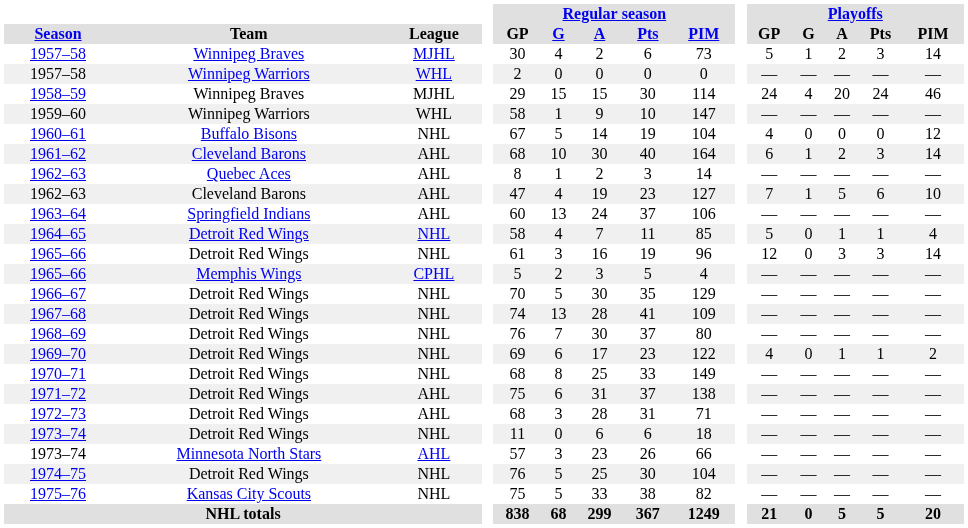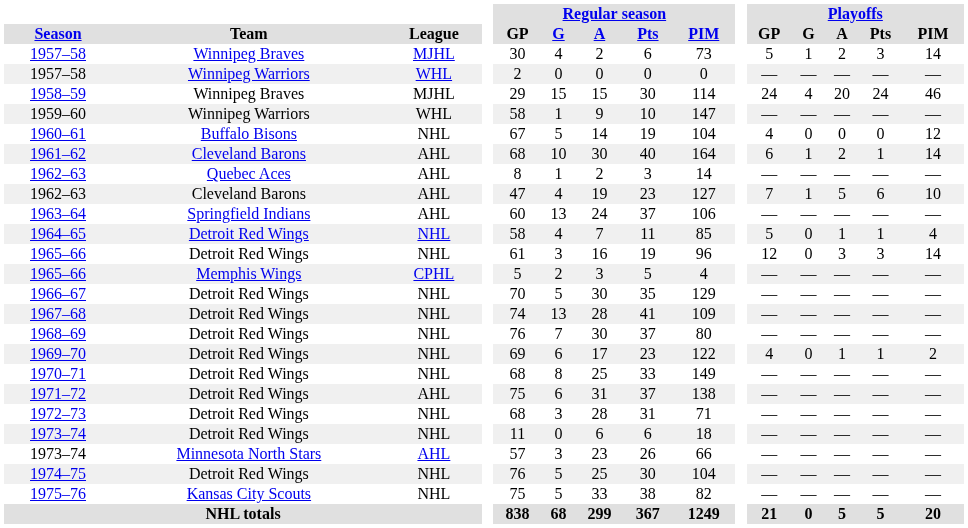(880, 154) 3 -> (880, 154) 1
(434, 414) AHL -> (434, 414) NHL
